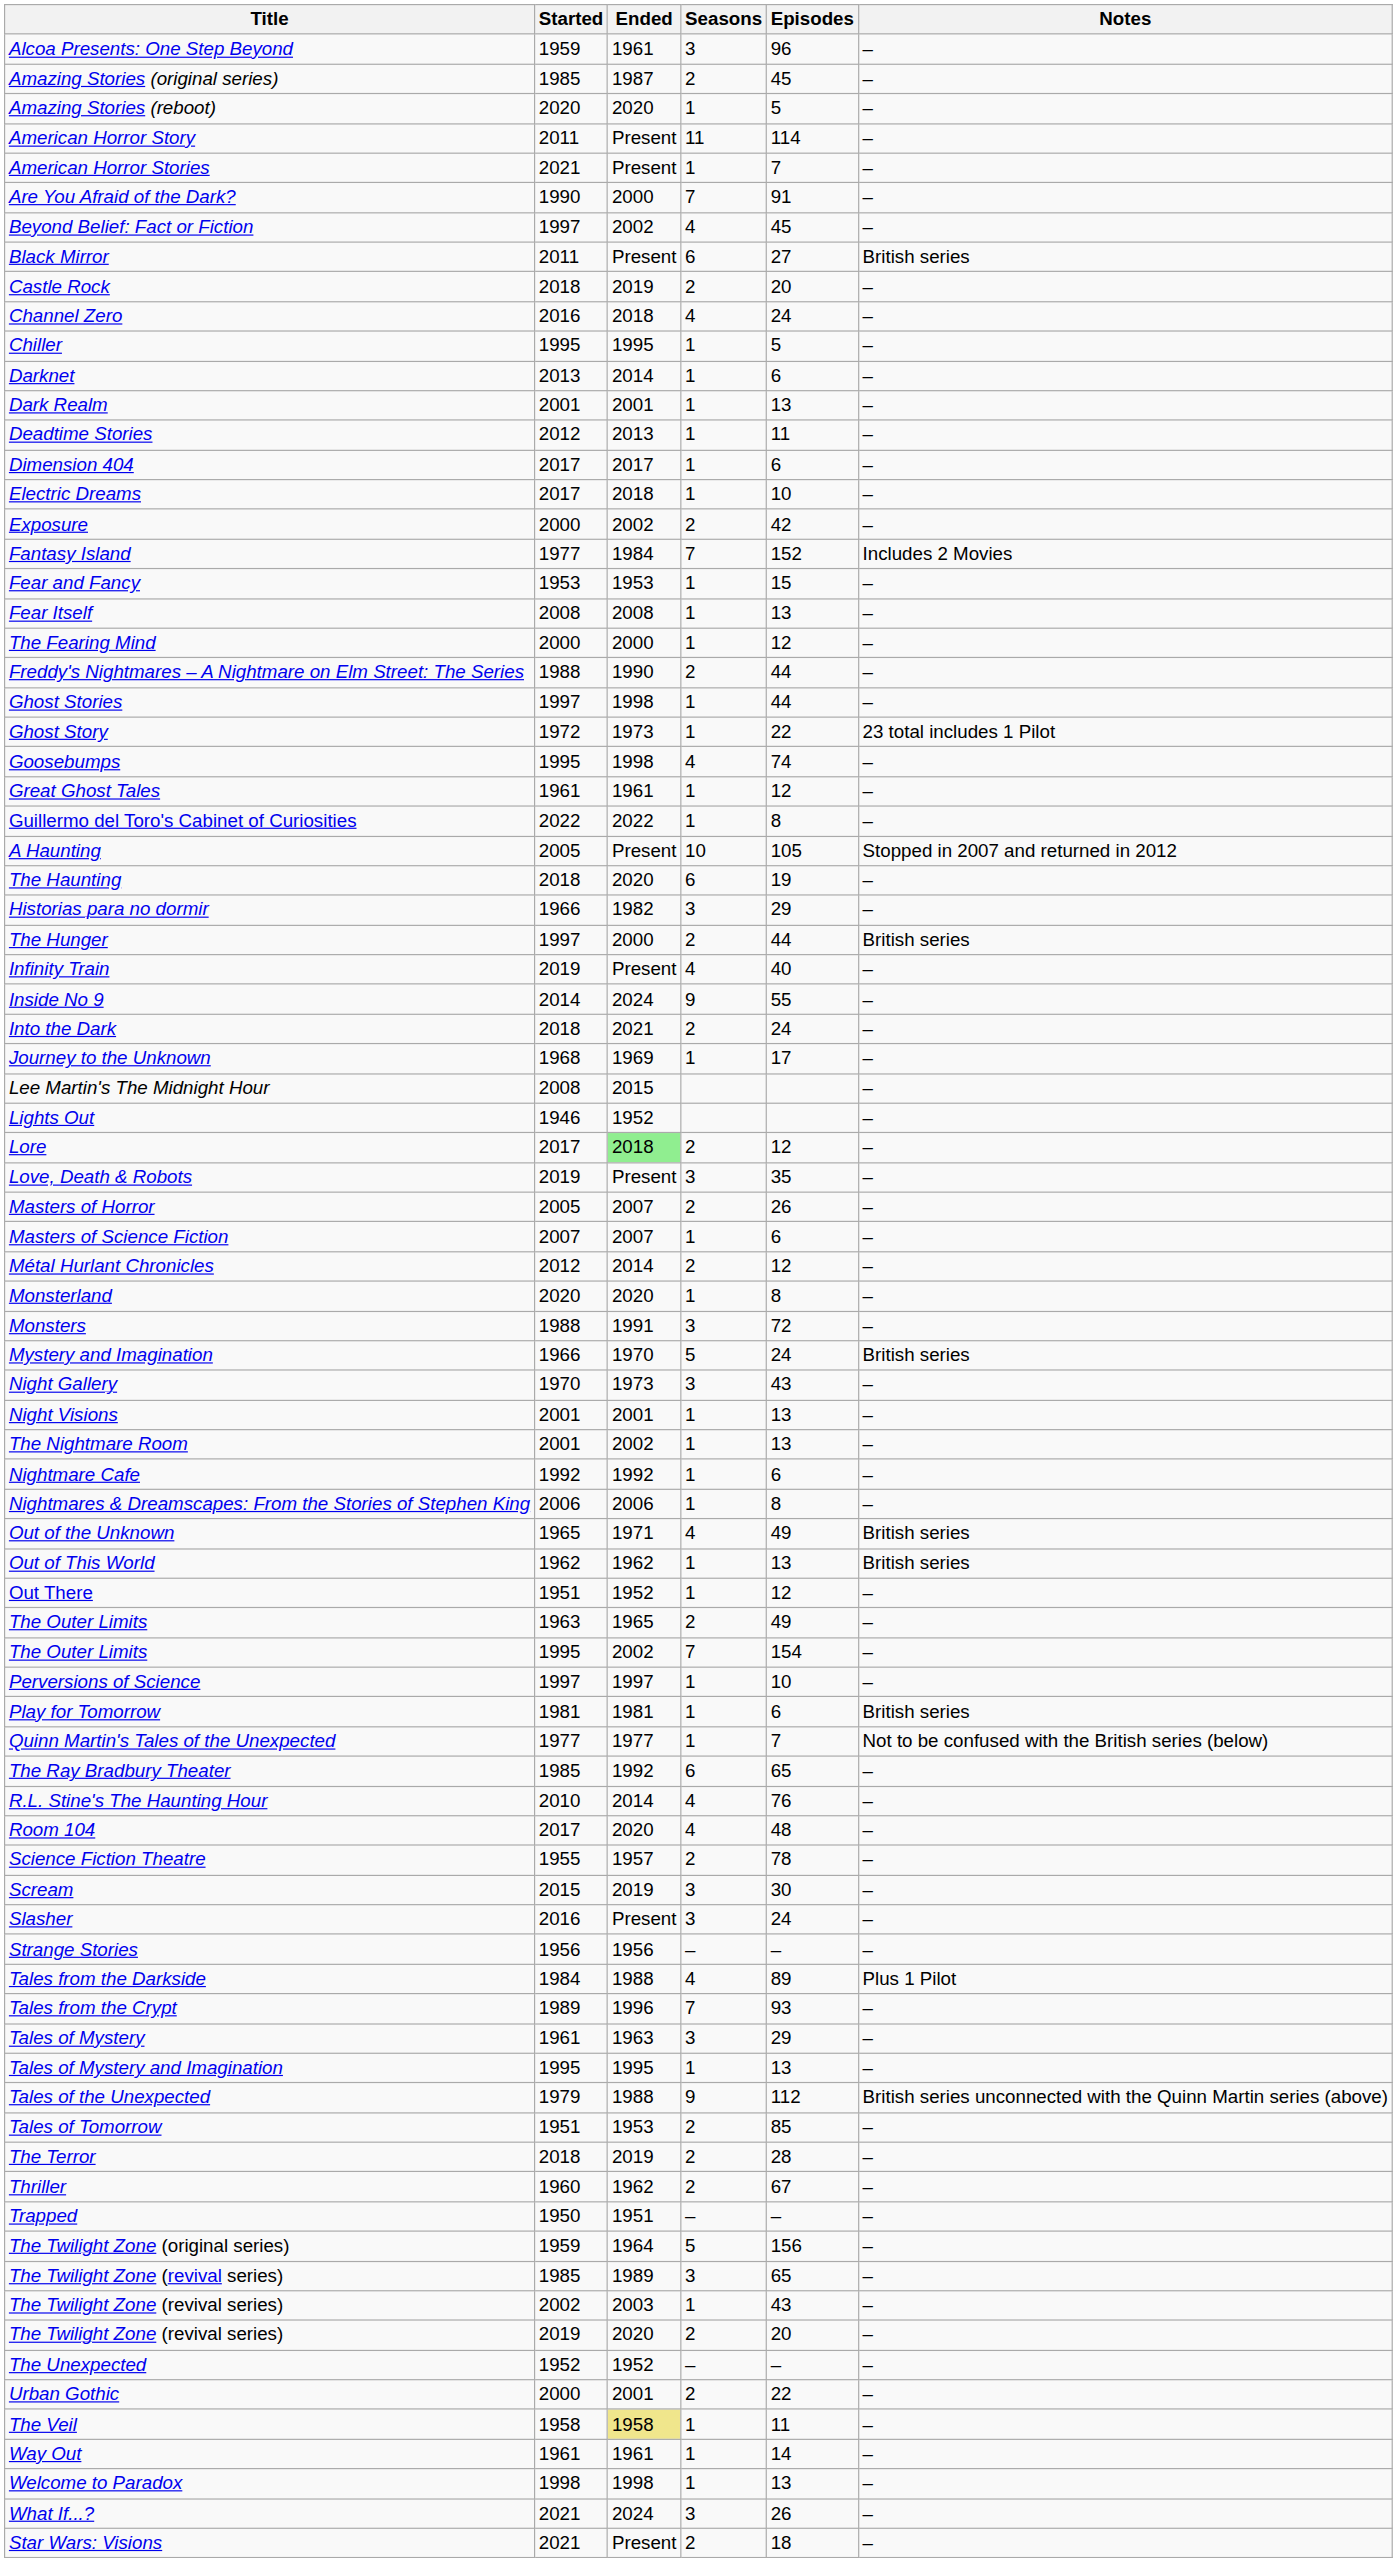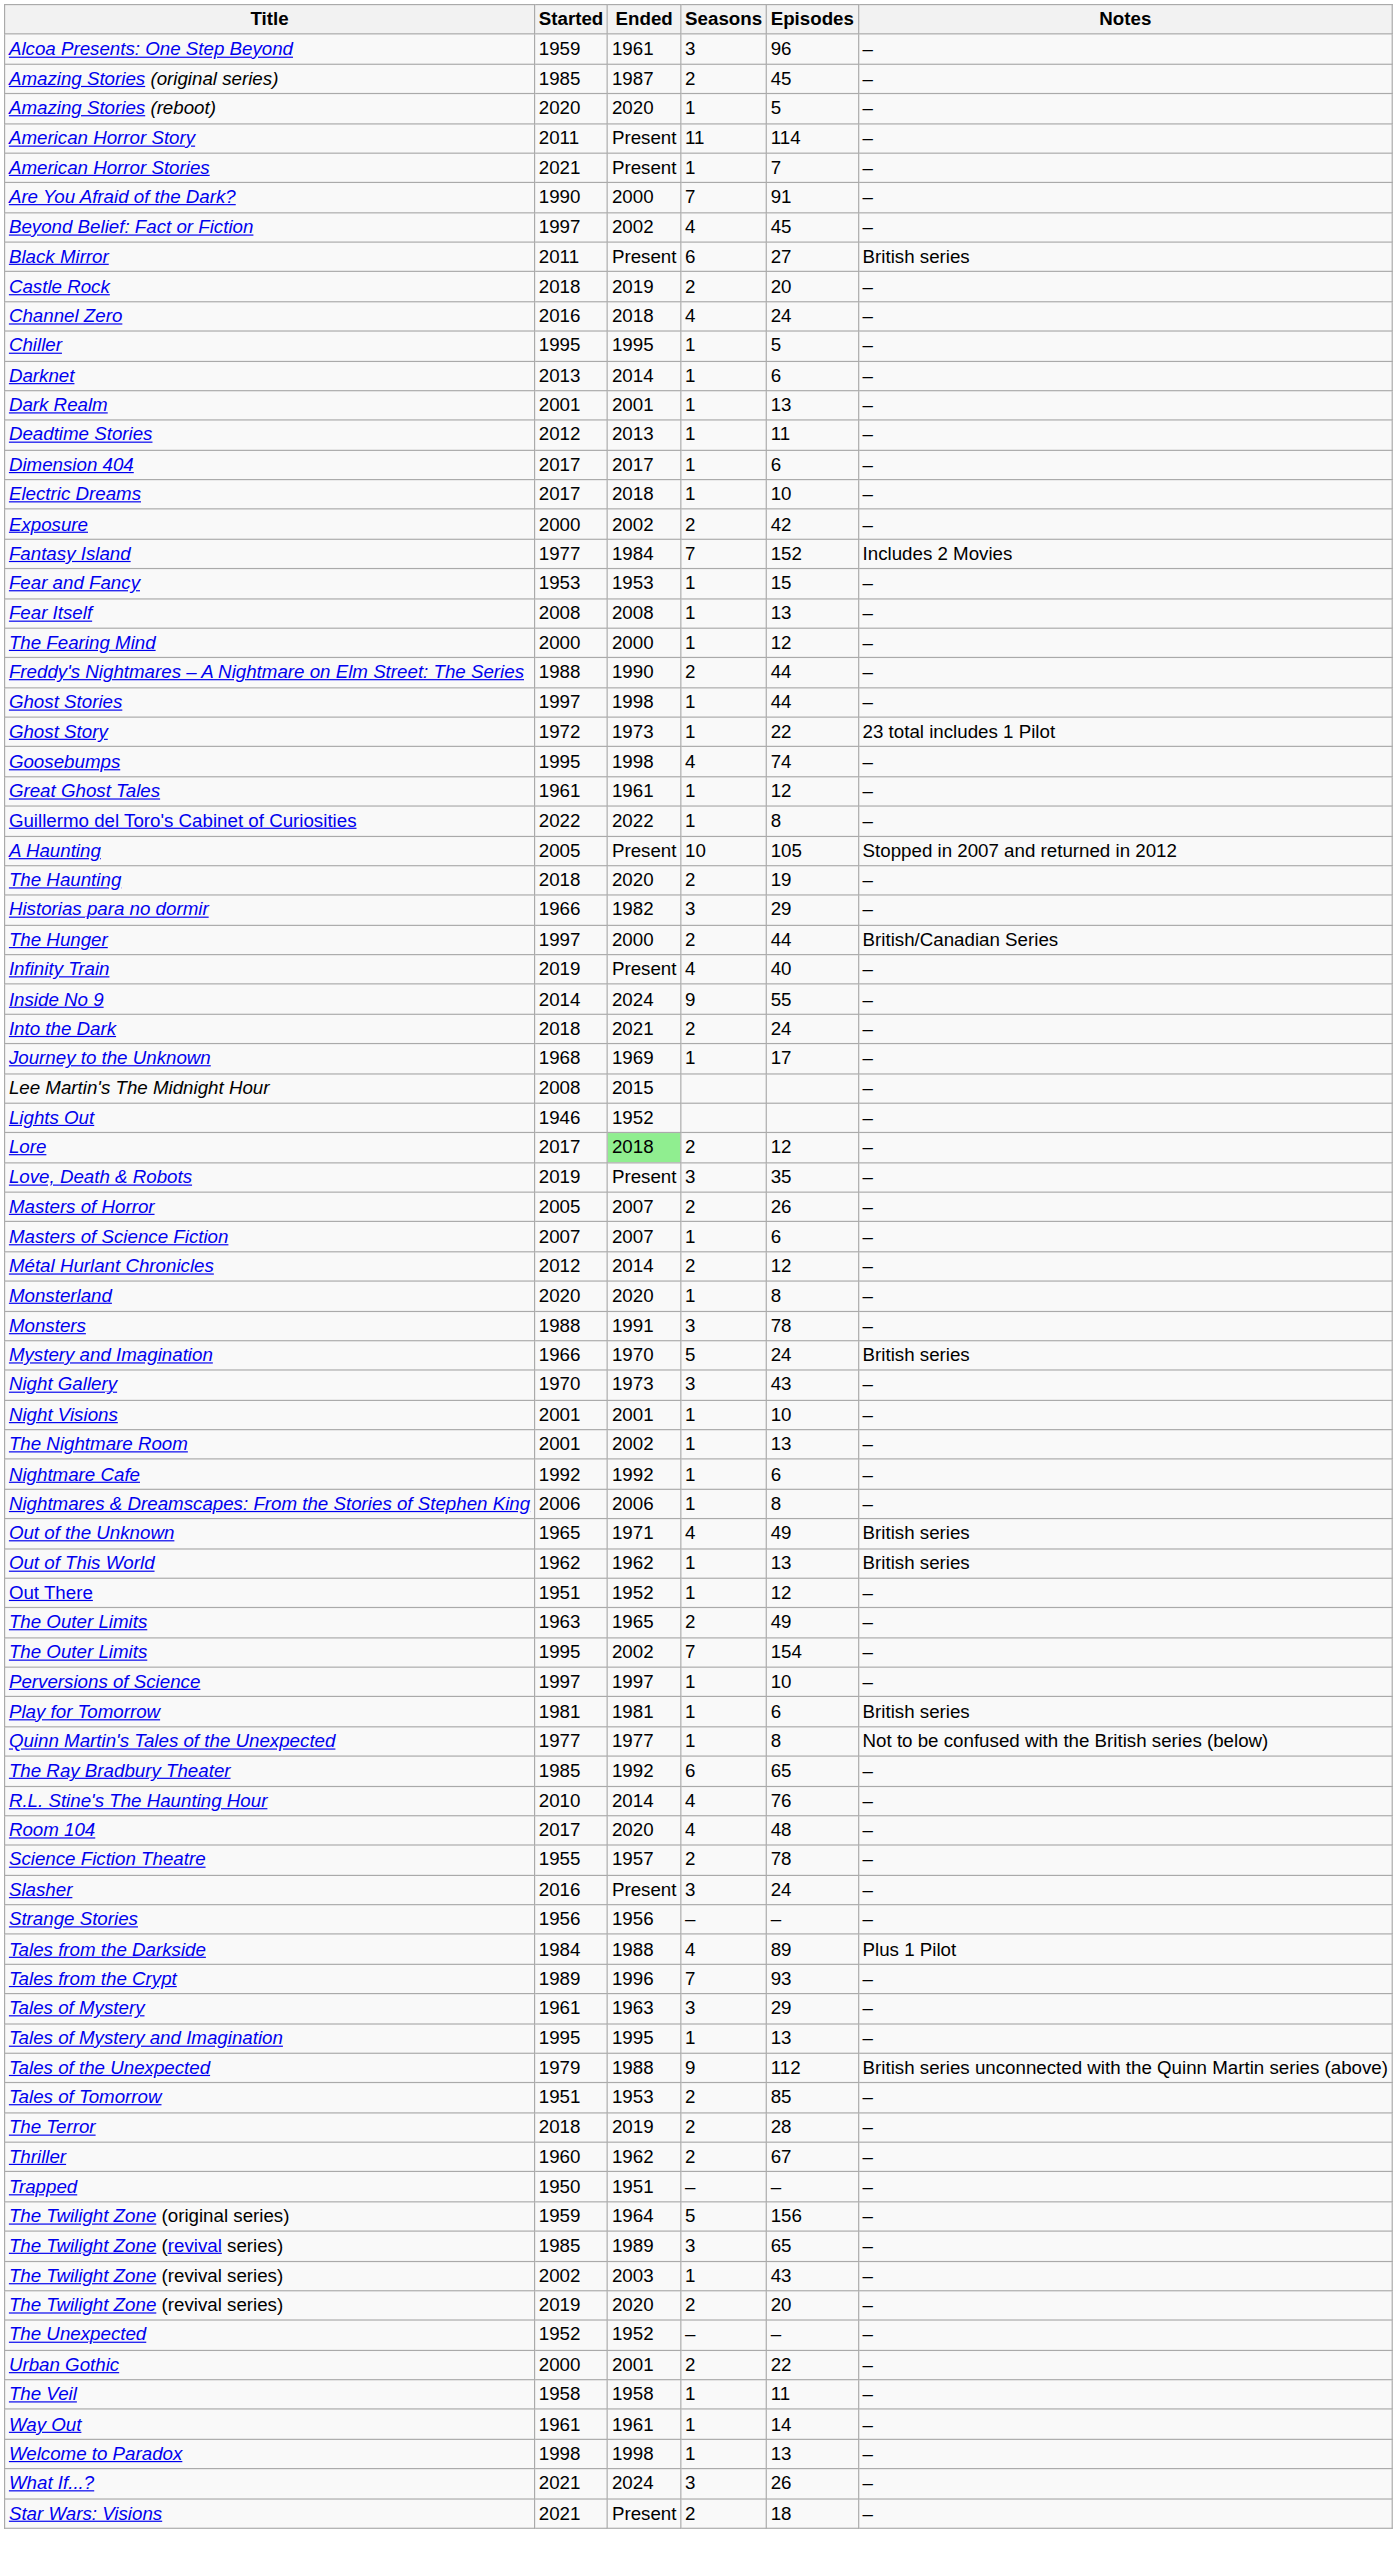(690, 880) 6 -> (690, 880) 2
(916, 939) British series -> (960, 939) British/Canadian Series
(781, 1325) 72 -> (781, 1325) 78
(781, 1414) 13 -> (781, 1414) 10
(776, 1741) 7 -> (776, 1741) 8
- row: (41, 1889)
(633, 2424) khaki background -> (633, 2394) no background
